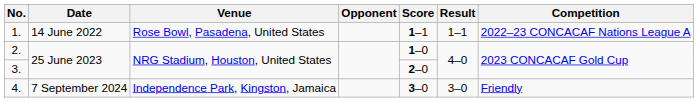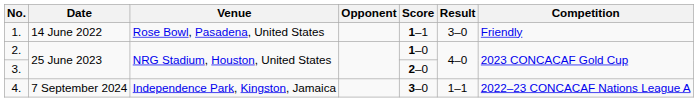(458, 32) 1–1 -> (458, 32) 3–0
(586, 32) 2022–23 CONCACAF Nations League A -> (502, 32) Friendly
(458, 87) 3–0 -> (458, 87) 1–1
(502, 87) Friendly -> (586, 87) 2022–23 CONCACAF Nations League A
